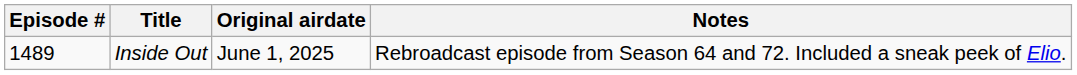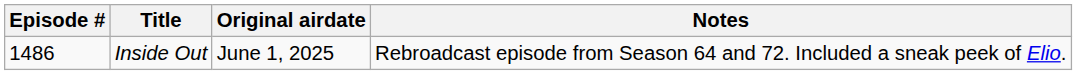(32, 52) 1489 -> (32, 52) 1486
